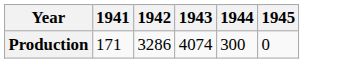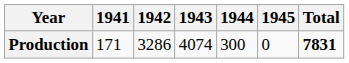+ column: (321, 17)
